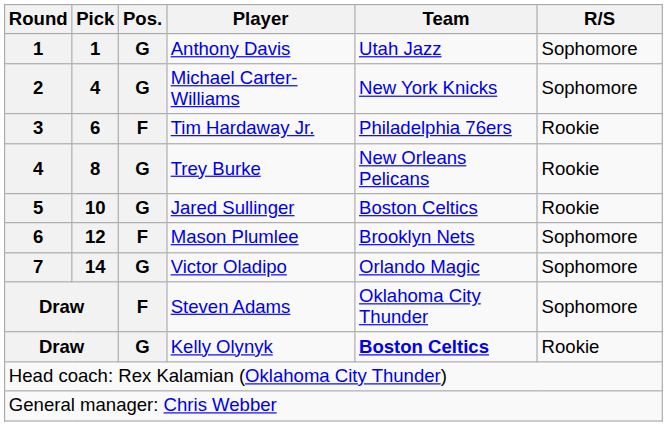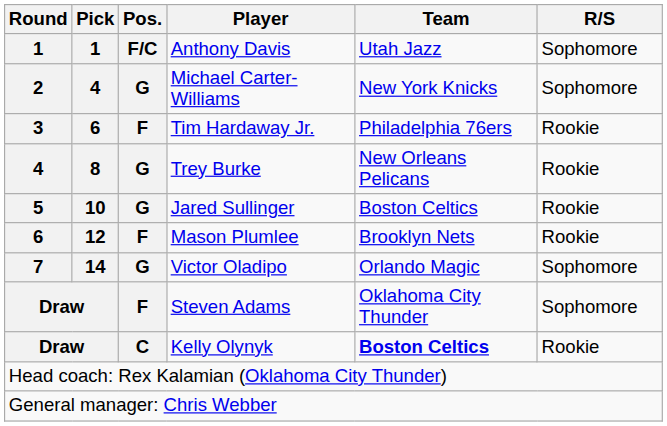(143, 48) G -> (143, 48) F/C
(590, 237) Sophomore -> (570, 237) Rookie
(143, 346) G -> (143, 346) C
